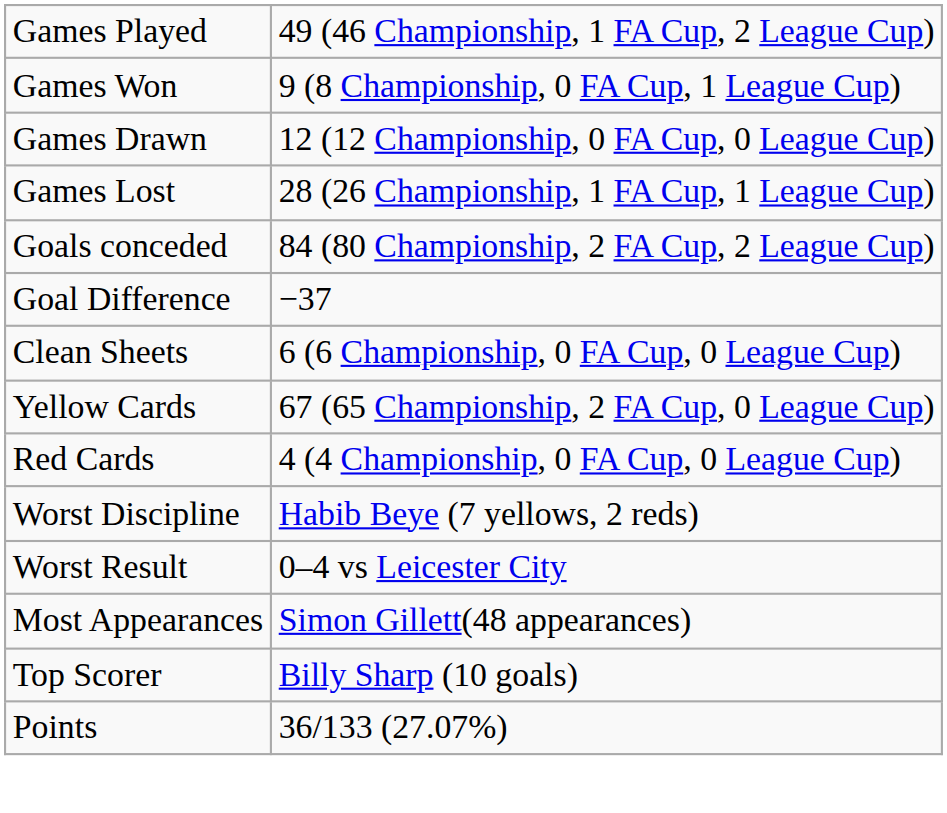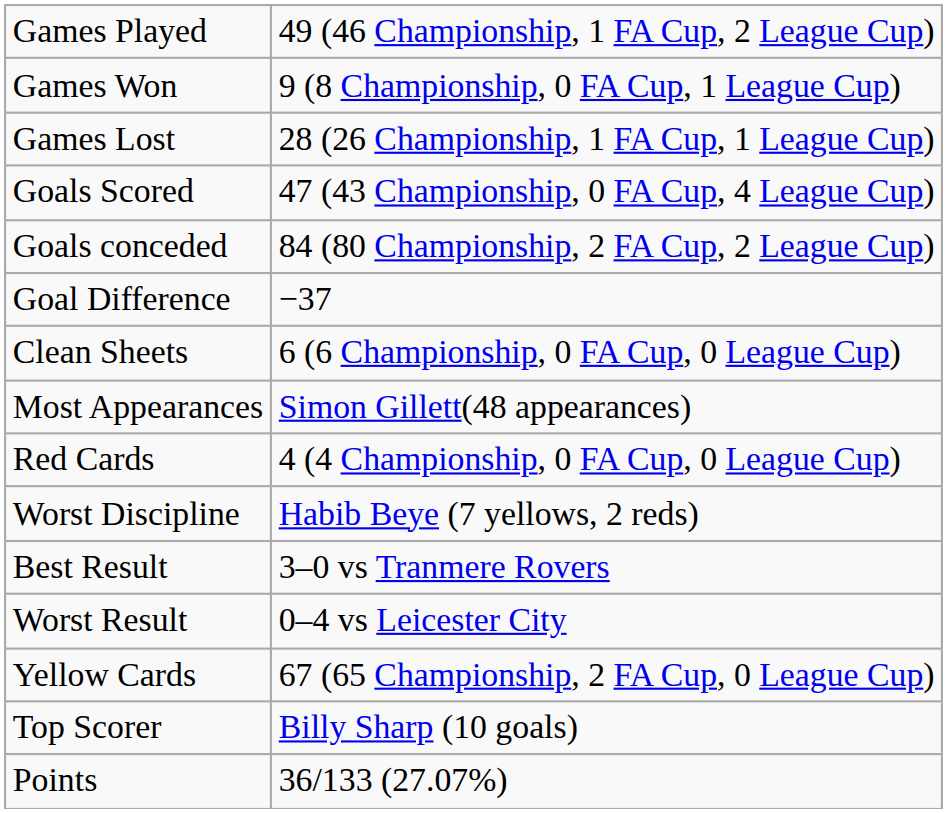- row: (110, 138)
+ row: (103, 191)
rows swapped: (104, 406) <-> (138, 620)
+ row: (90, 566)
